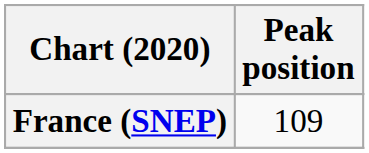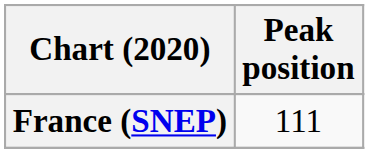(298, 120) 109 -> (298, 120) 111
